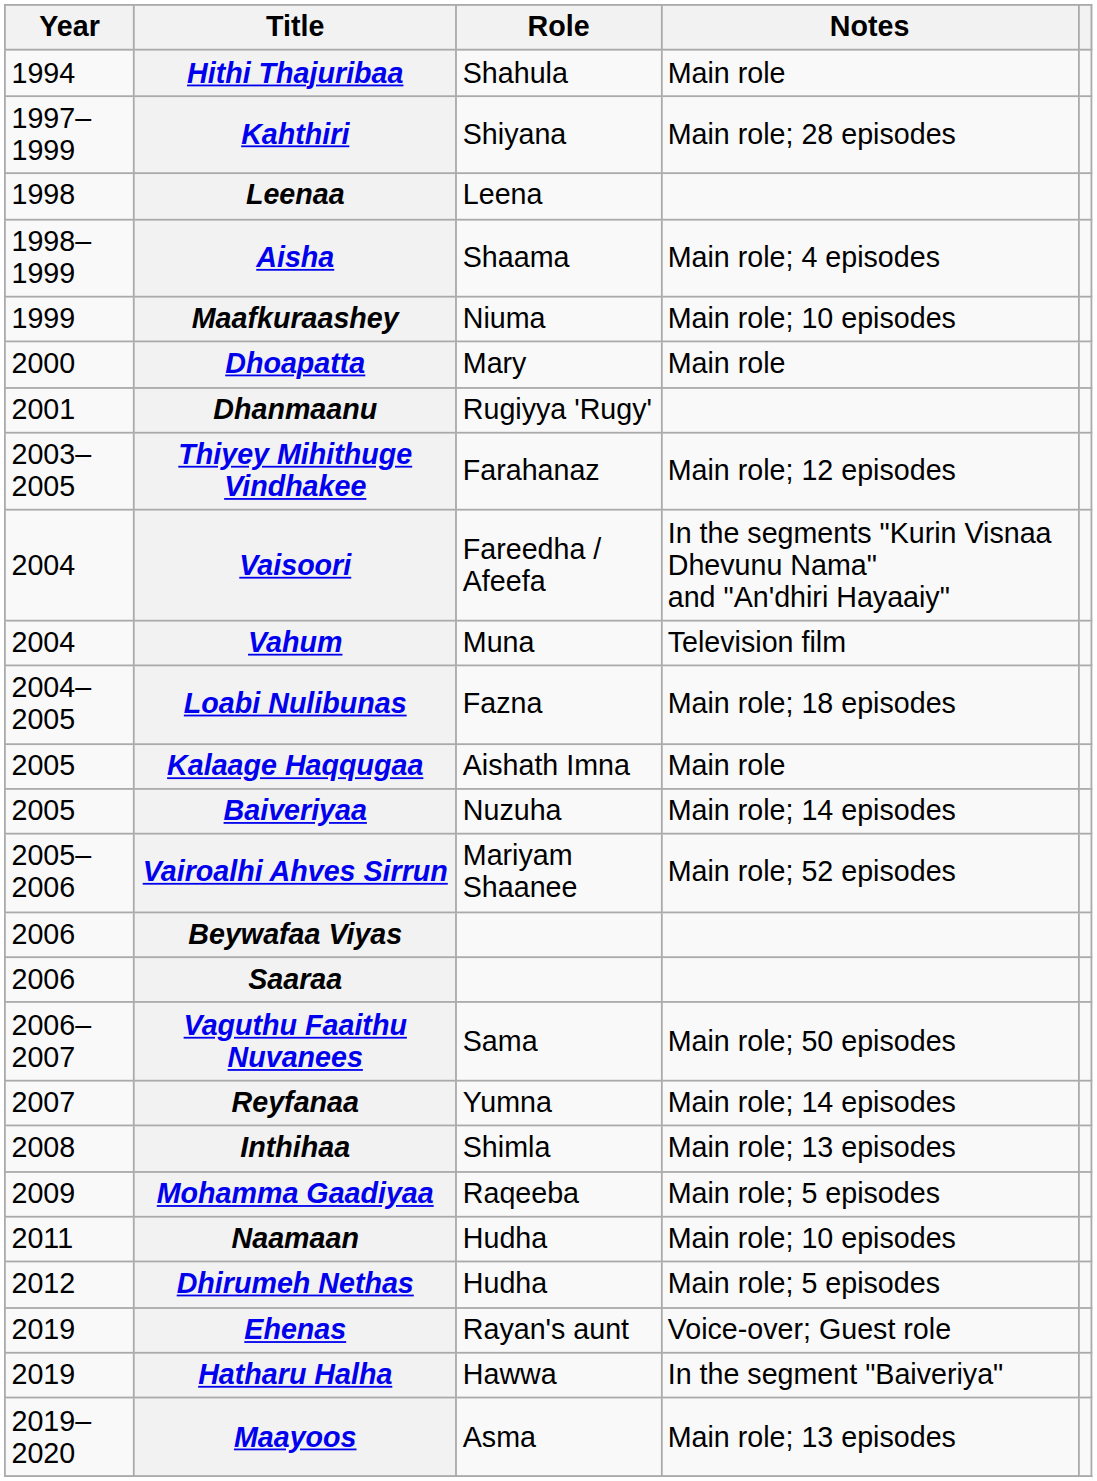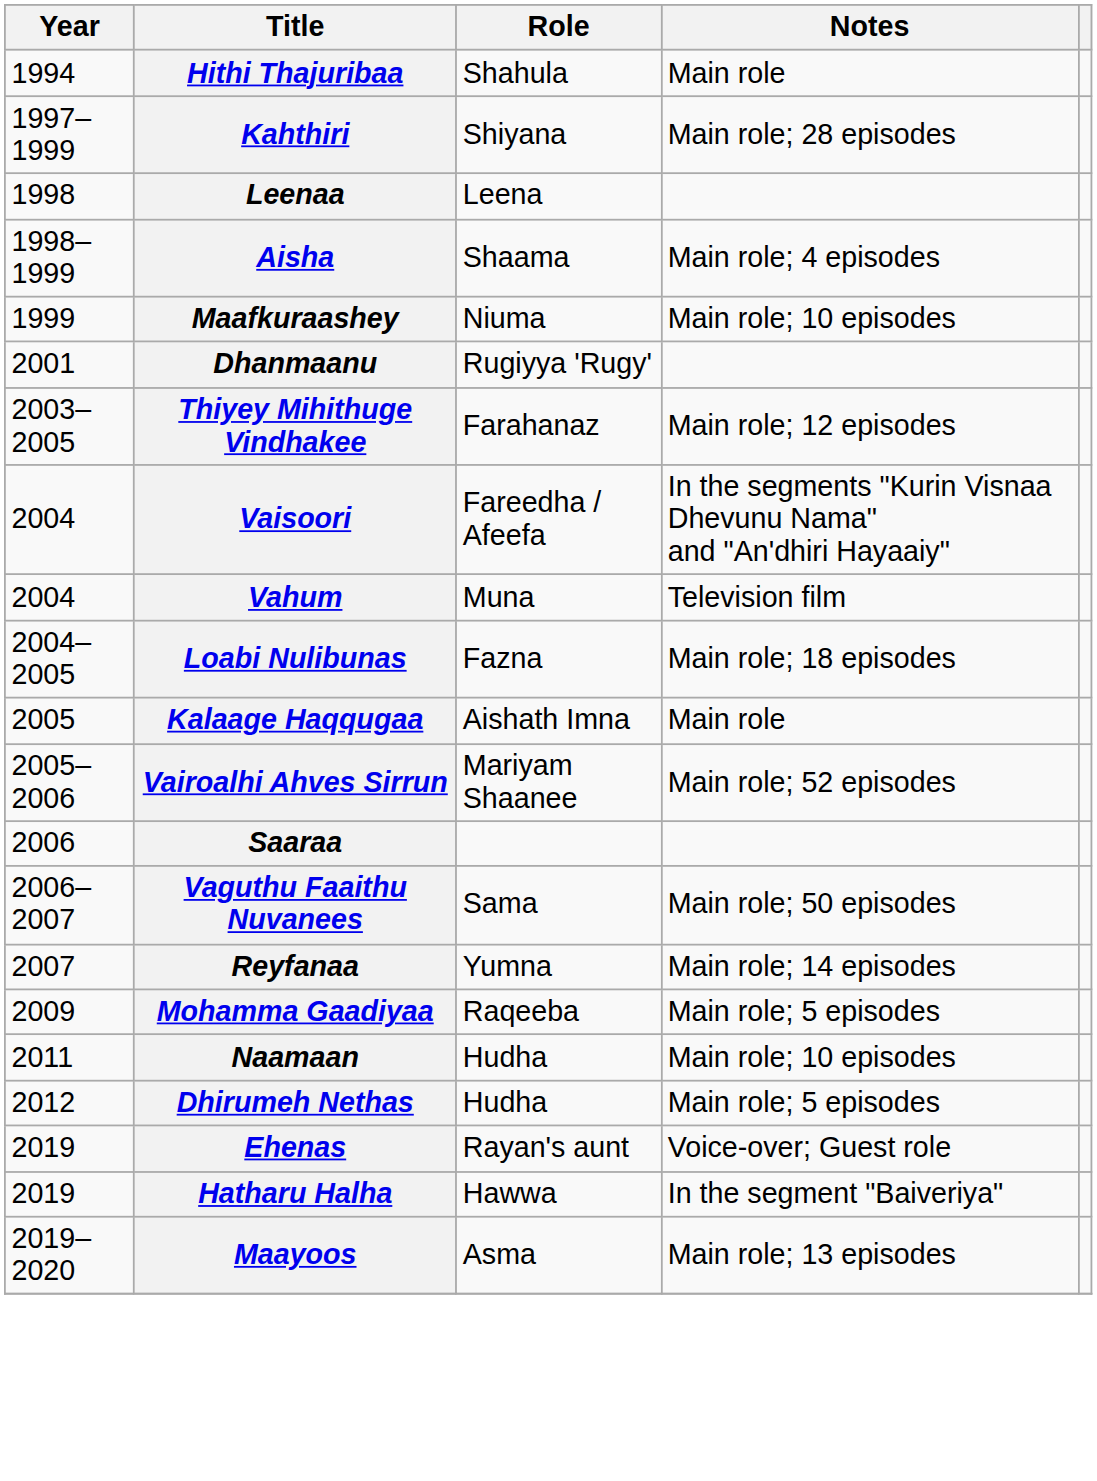- row: (295, 364)
- row: (295, 811)
- row: (295, 934)
- row: (295, 1147)
